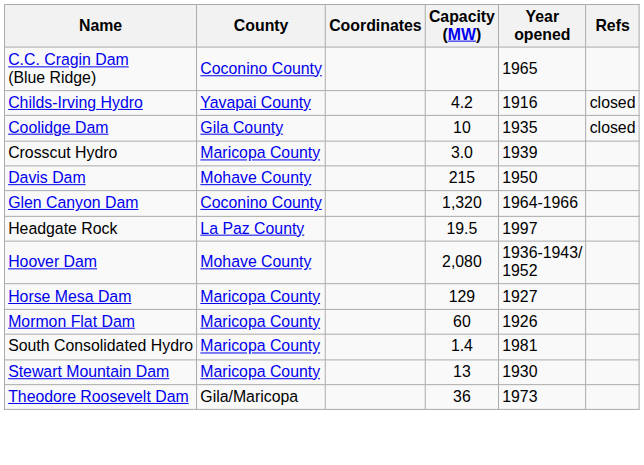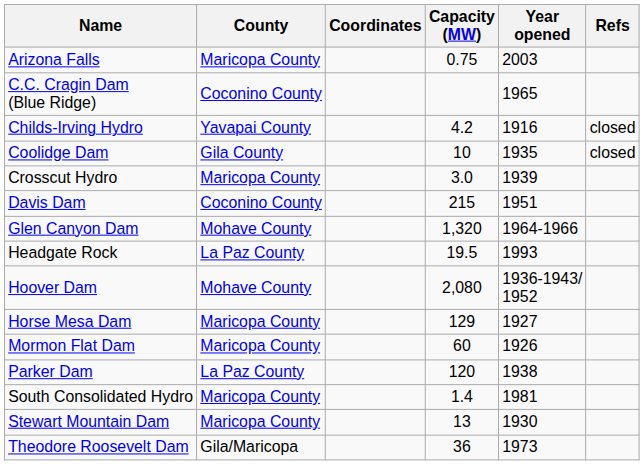+ row: (54, 60)
(256, 178) Mohave County -> (261, 203) Coconino County
(520, 178) 1950 -> (520, 203) 1951
(261, 203) Coconino County -> (256, 228) Mohave County
(520, 228) 1997 -> (520, 253) 1993
+ row: (50, 371)
